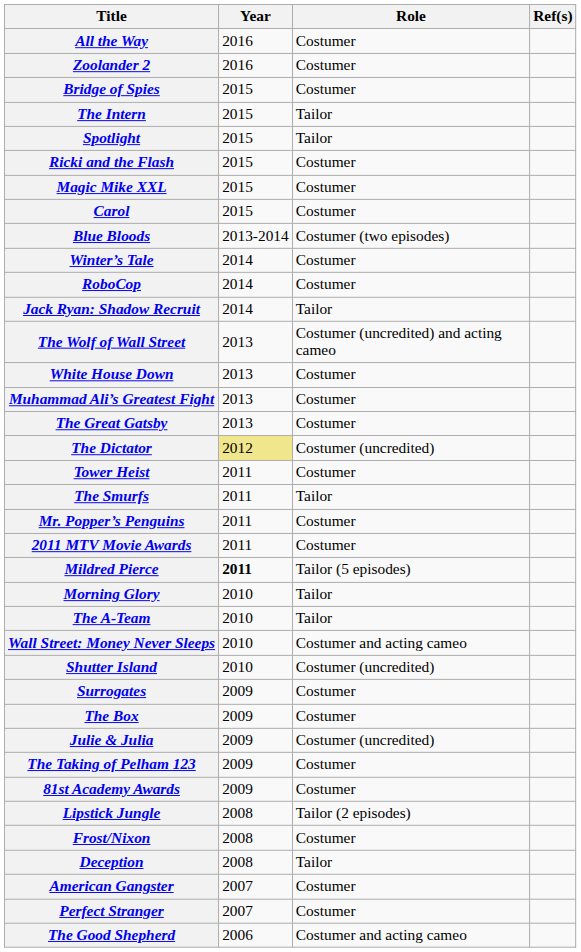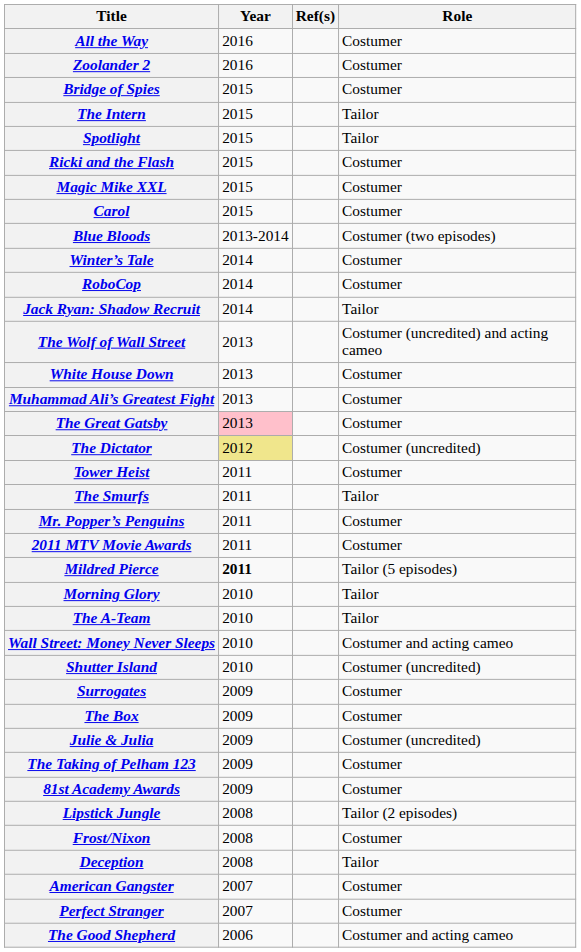columns swapped: (411, 16) <-> (553, 16)
(238, 423) no background -> (238, 423) pink background
